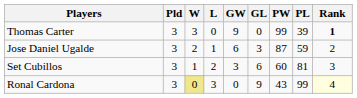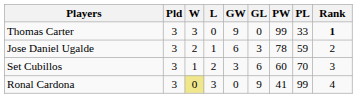(303, 31) 39 -> (303, 31) 33
(281, 48) 87 -> (281, 48) 78
(303, 66) 81 -> (303, 66) 70
(281, 84) 43 -> (281, 84) 41
(332, 84) lightyellow background -> (332, 84) no background
